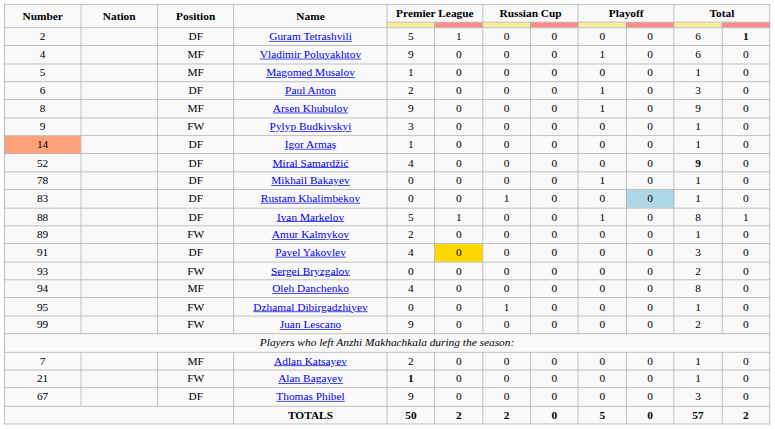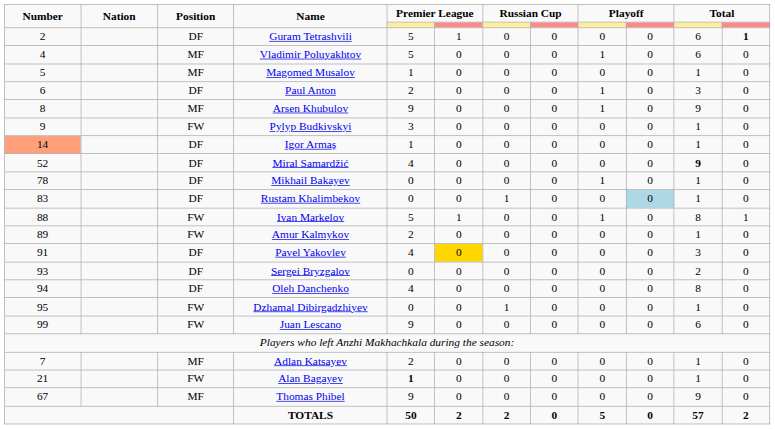(411, 54) 9 -> (411, 54) 5
(196, 216) DF -> (196, 216) FW
(196, 270) FW -> (196, 270) DF
(196, 288) MF -> (196, 288) DF
(698, 325) 2 -> (698, 325) 6
(196, 397) DF -> (196, 397) MF
(698, 397) 3 -> (698, 397) 9
